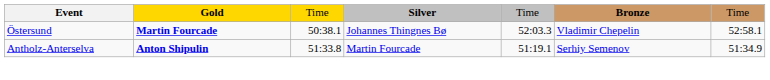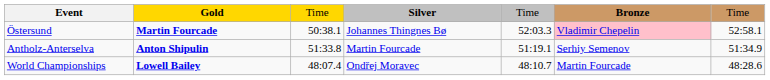(598, 30) no background -> (598, 30) pink background
+ row: (56, 65)
